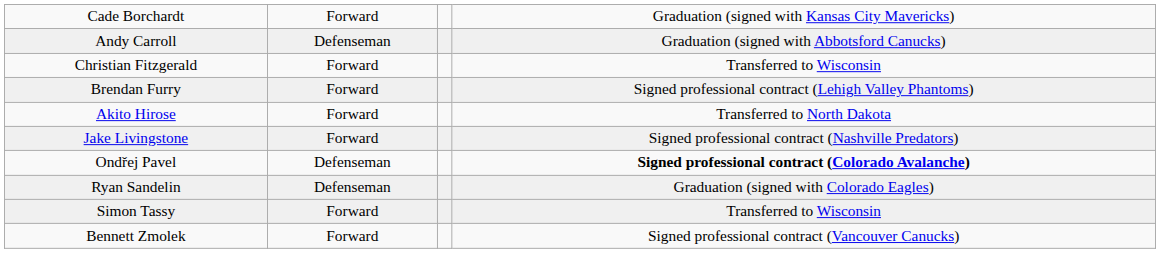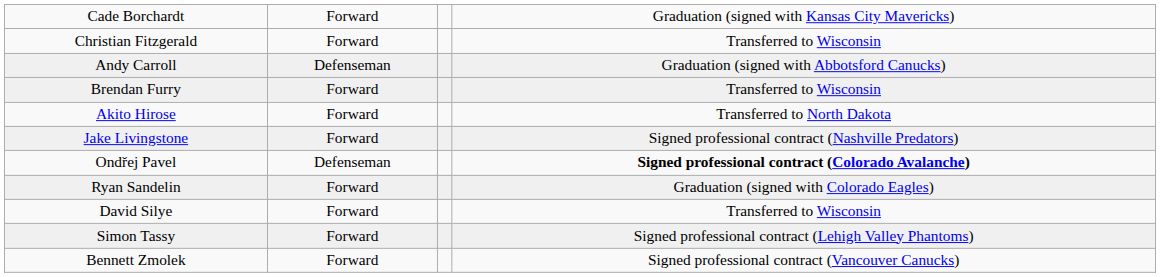rows swapped: (136, 41) <-> (136, 65)
(804, 89) Signed professional contract (Lehigh Valley Phantoms) -> (804, 89) Transferred to Wisconsin
(352, 187) Defenseman -> (352, 187) Forward
+ row: (136, 211)
(804, 211) Transferred to Wisconsin -> (804, 235) Signed professional contract (Lehigh Valley Phantoms)
